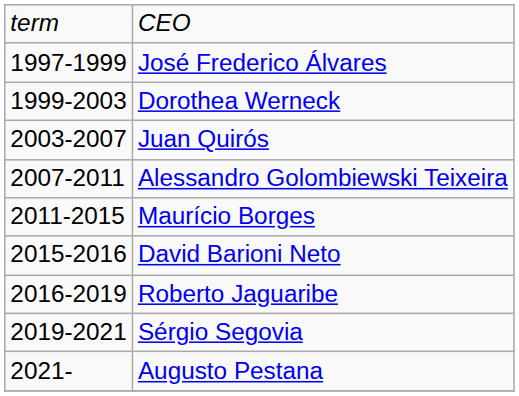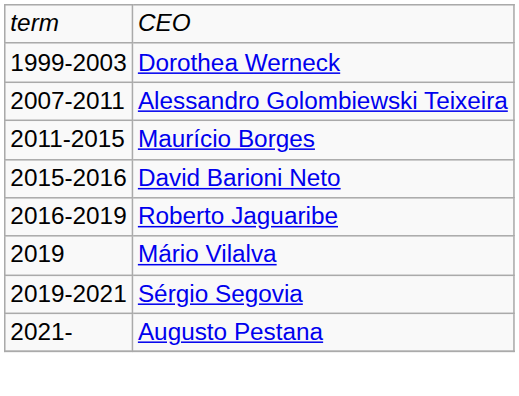- row: (262, 62)
- row: (203, 139)
+ row: (207, 255)
